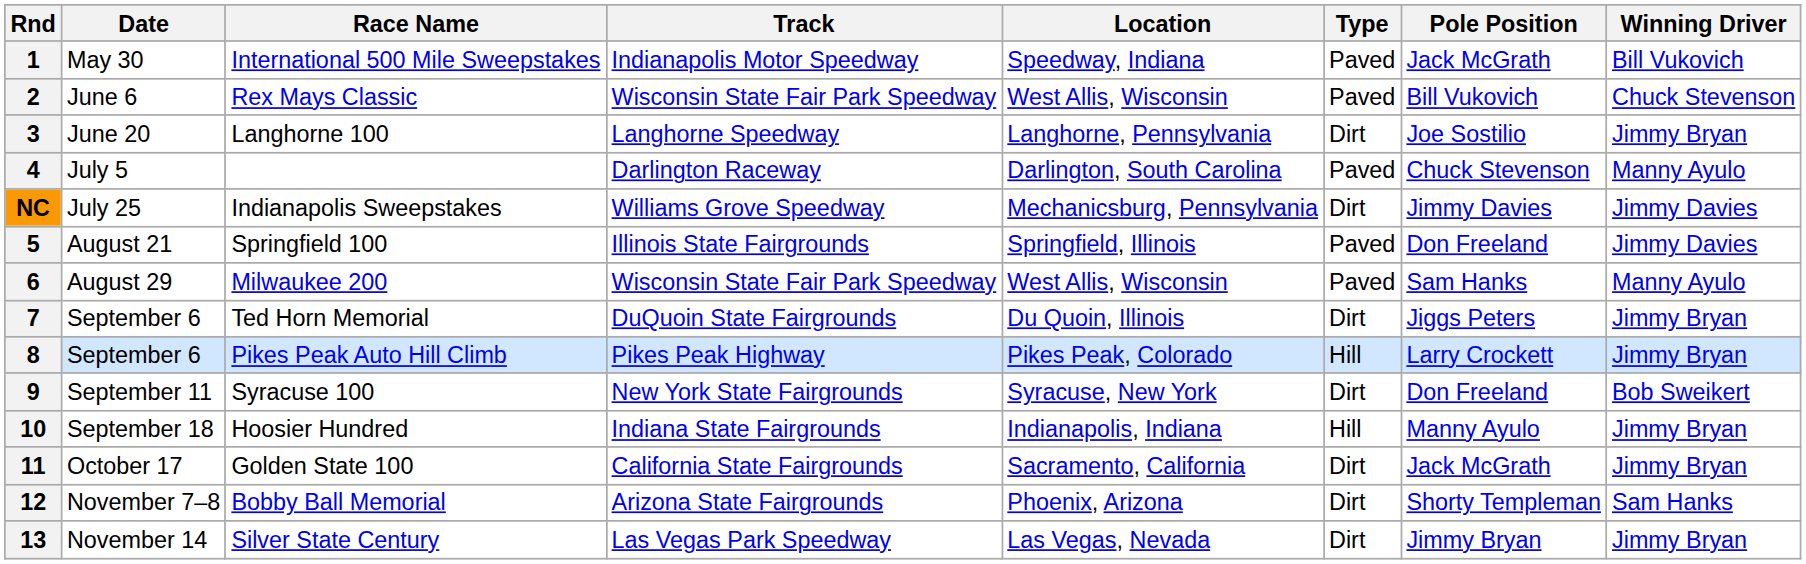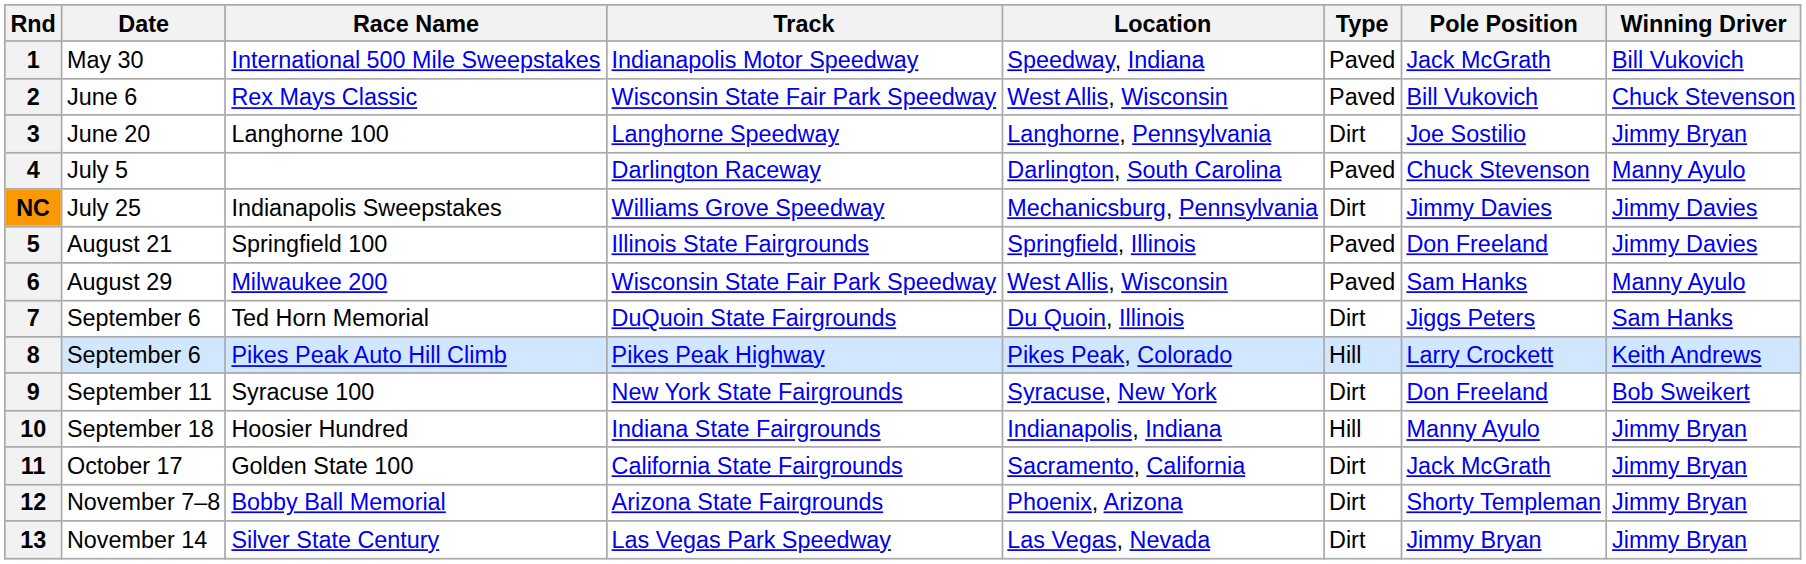(1680, 318) Jimmy Bryan -> (1672, 318) Sam Hanks
(1680, 355) Jimmy Bryan -> (1687, 355) Keith Andrews
(1672, 502) Sam Hanks -> (1680, 502) Jimmy Bryan
